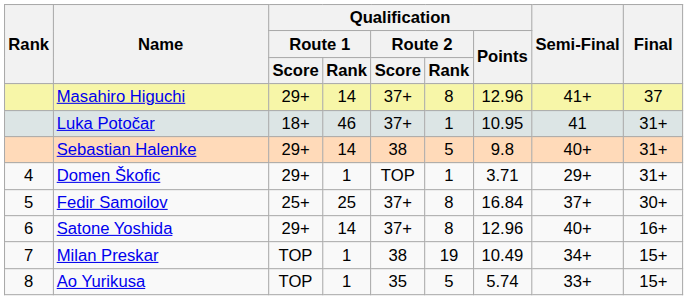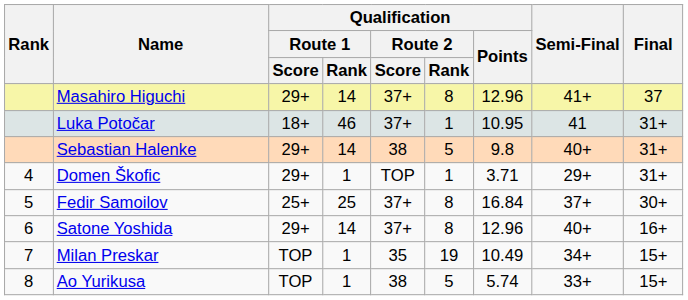(398, 255) 38 -> (398, 255) 35
(398, 281) 35 -> (398, 281) 38
